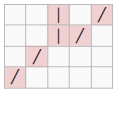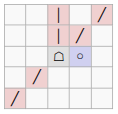+ row: (15, 56)
